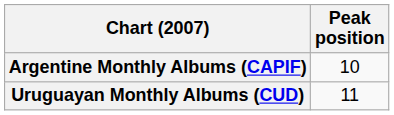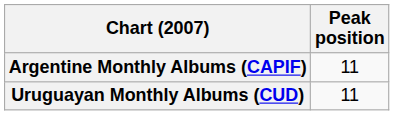(350, 67) 10 -> (350, 67) 11
